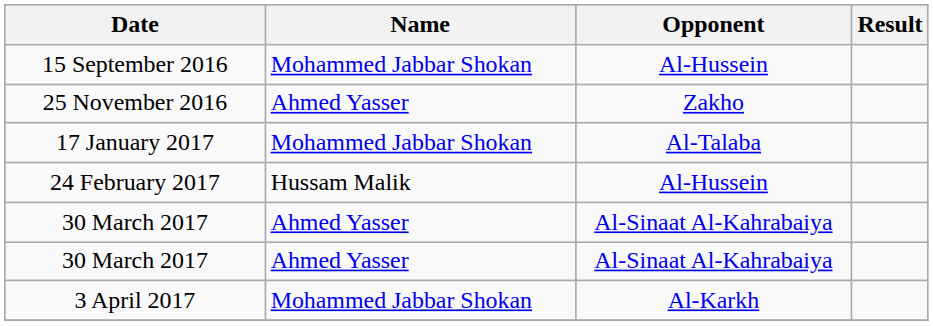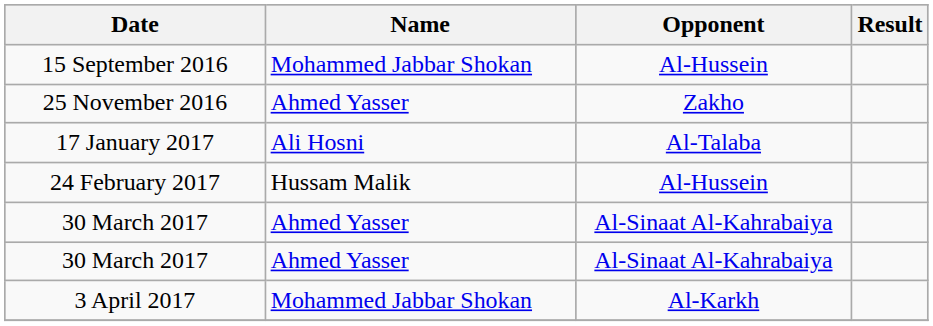(401, 142) Mohammed Jabbar Shokan -> (317, 142) Ali Hosni
